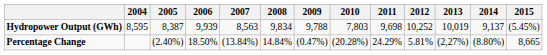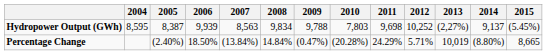(455, 27) 10,019 -> (453, 27) (2,27%)
(420, 42) 5.81% -> (420, 42) 5.71%
(453, 42) (2,27%) -> (455, 42) 10,019
